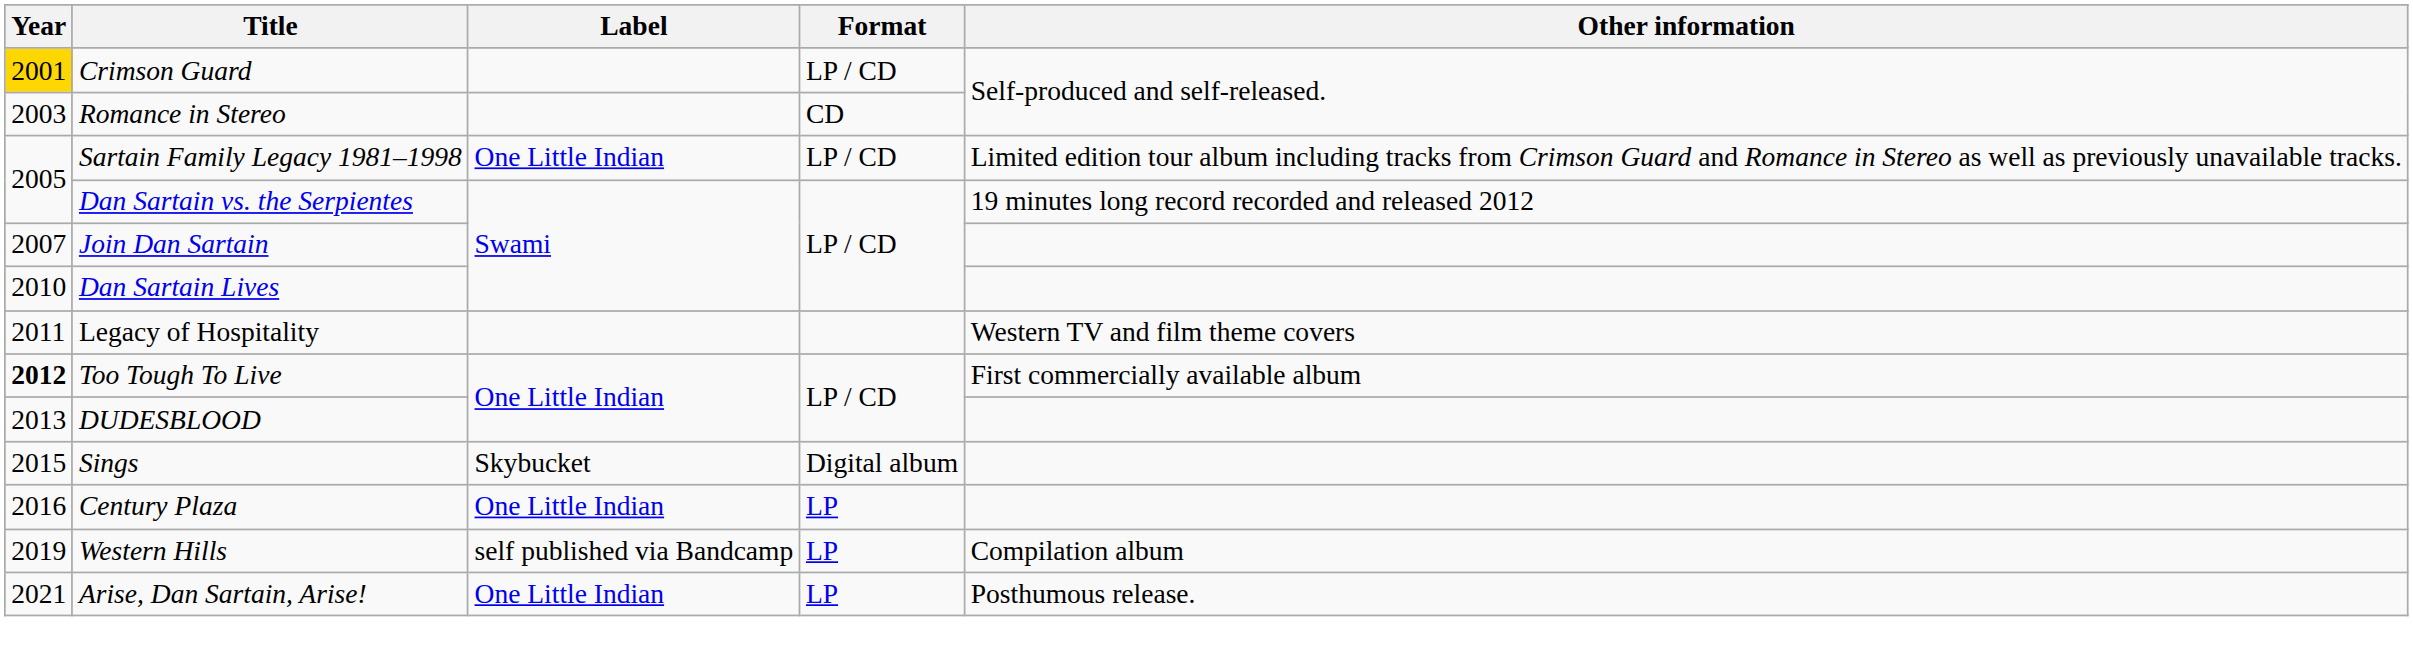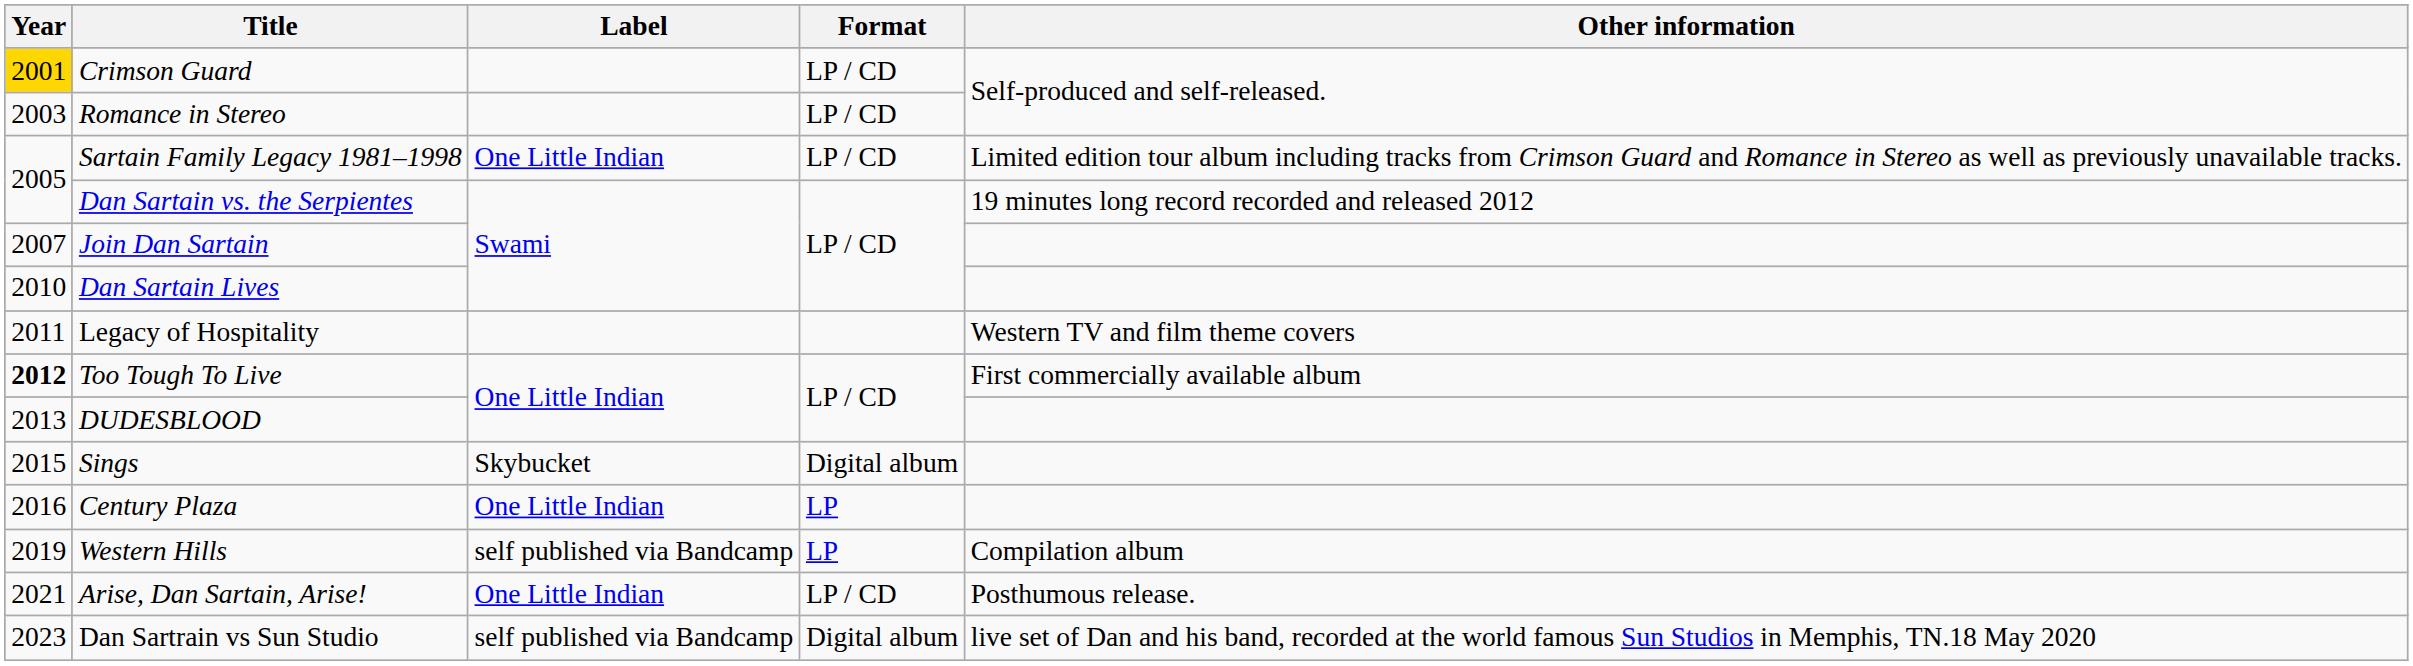(825, 113) CD -> (851, 113) LP / CD
(822, 593) LP -> (851, 593) LP / CD
+ row: (229, 637)
